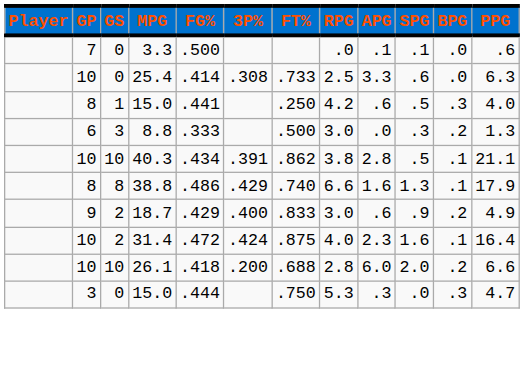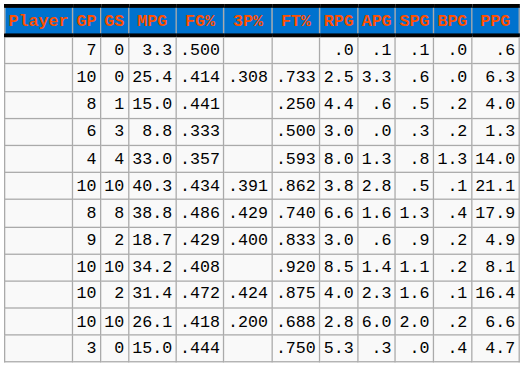(339, 105) 4.2 -> (339, 105) 4.4
(457, 105) .3 -> (457, 105) .2
+ row: (91, 159)
(457, 186) .1 -> (457, 213) .4
+ row: (86, 267)
(457, 295) .3 -> (457, 349) .4
